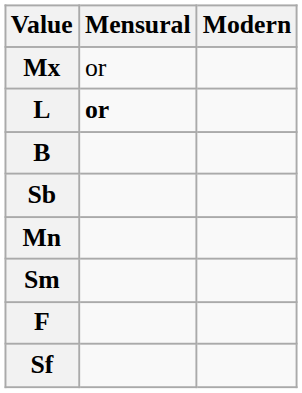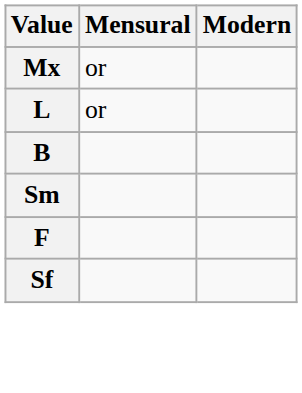(97, 110) bold -> (96, 110) normal
- row: (42, 195)
- row: (42, 237)
